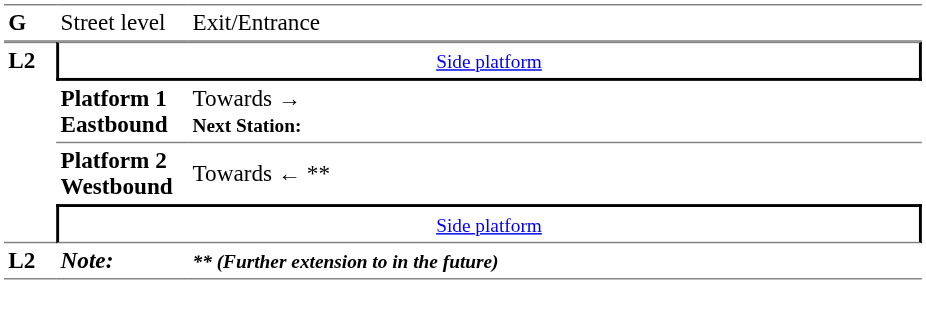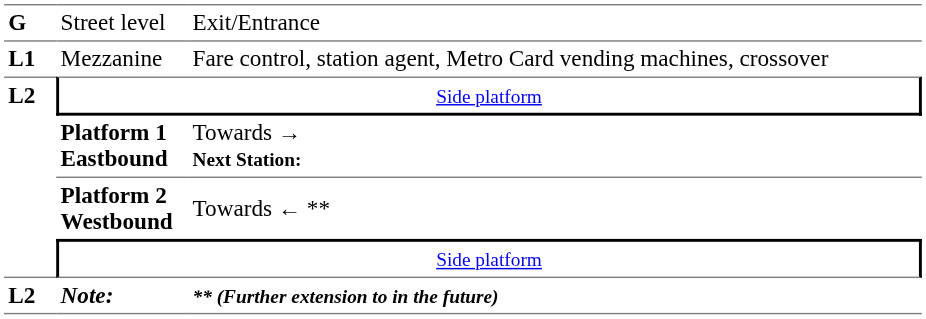+ row: (111, 58)
